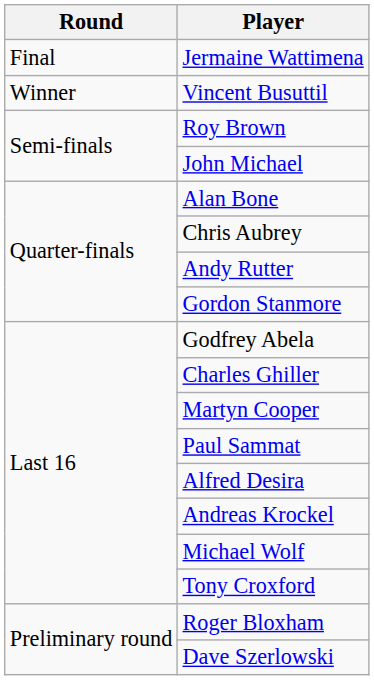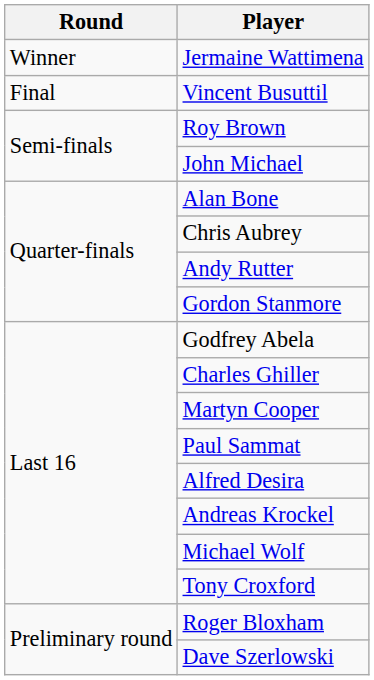(33, 57) Final -> (43, 57) Winner
(43, 92) Winner -> (33, 92) Final
